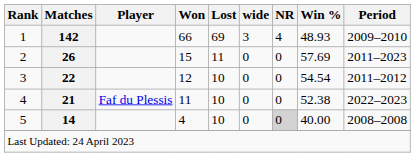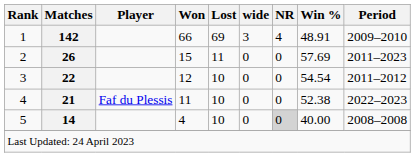(315, 36) 48.93 -> (315, 36) 48.91
